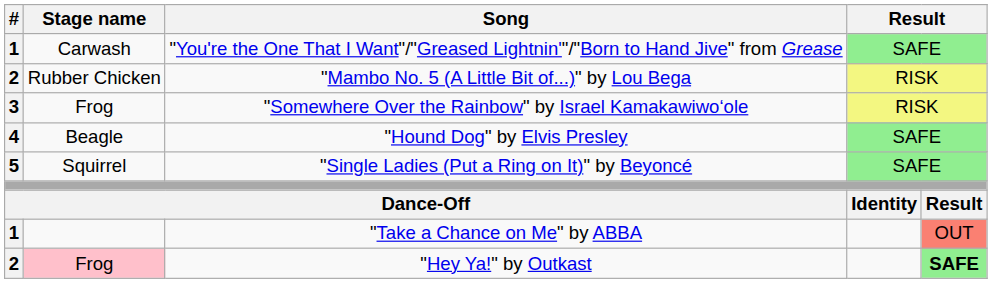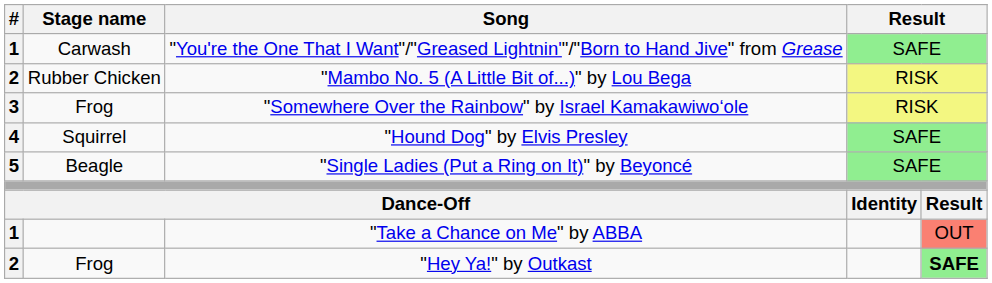(94, 136) Beagle -> (94, 136) Squirrel
(94, 166) Squirrel -> (94, 166) Beagle
(94, 263) pink background -> (94, 263) no background
